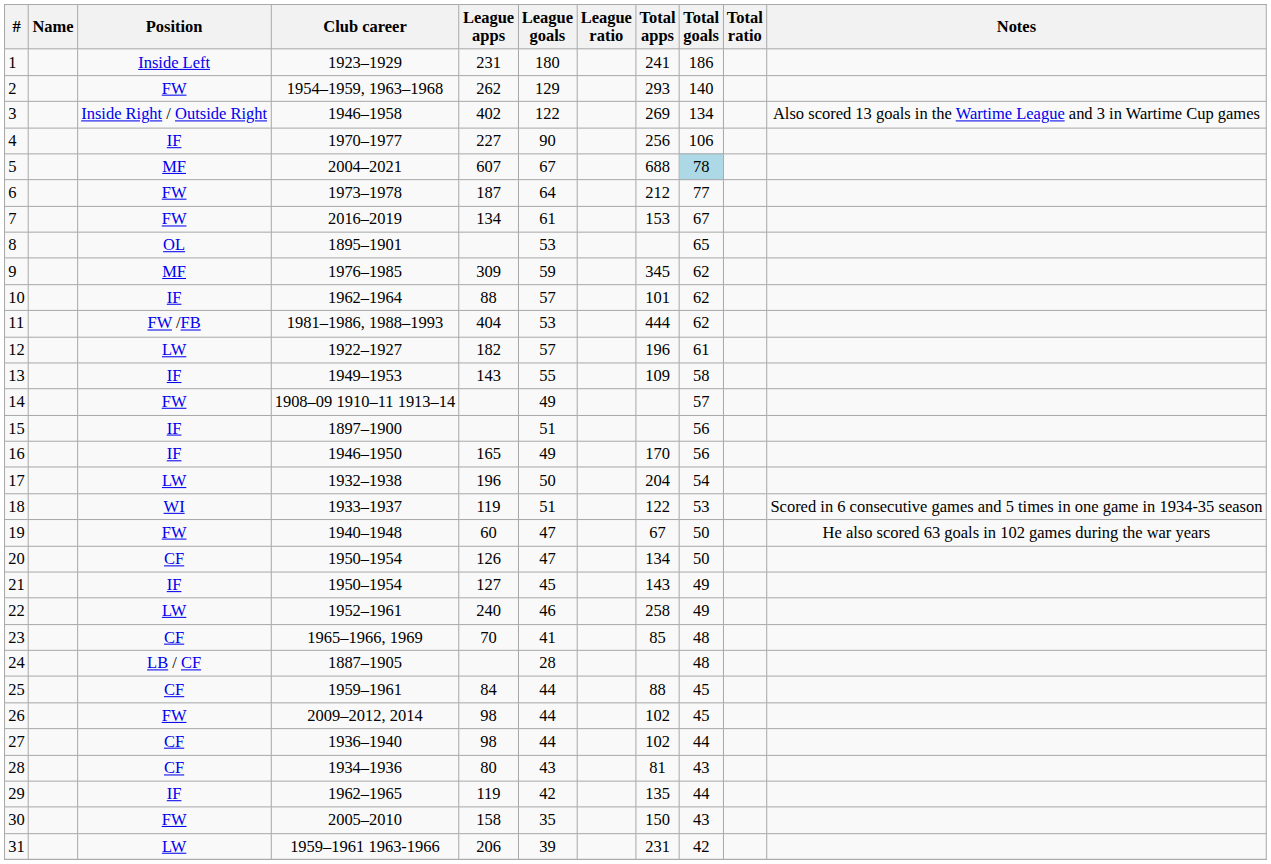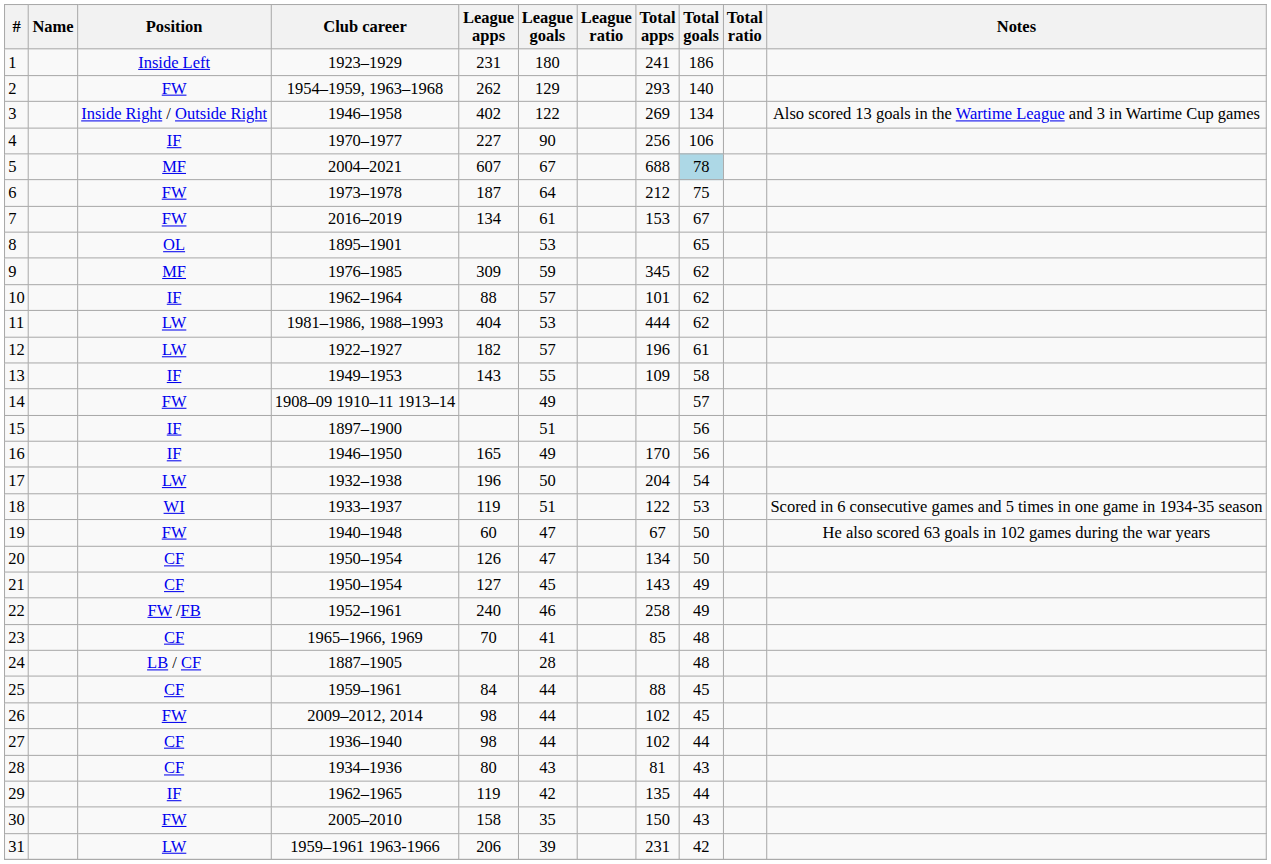(701, 192) 77 -> (701, 192) 75
(174, 323) FW /FB -> (174, 323) LW
(174, 584) IF -> (174, 584) CF
(174, 611) LW -> (174, 611) FW /FB
